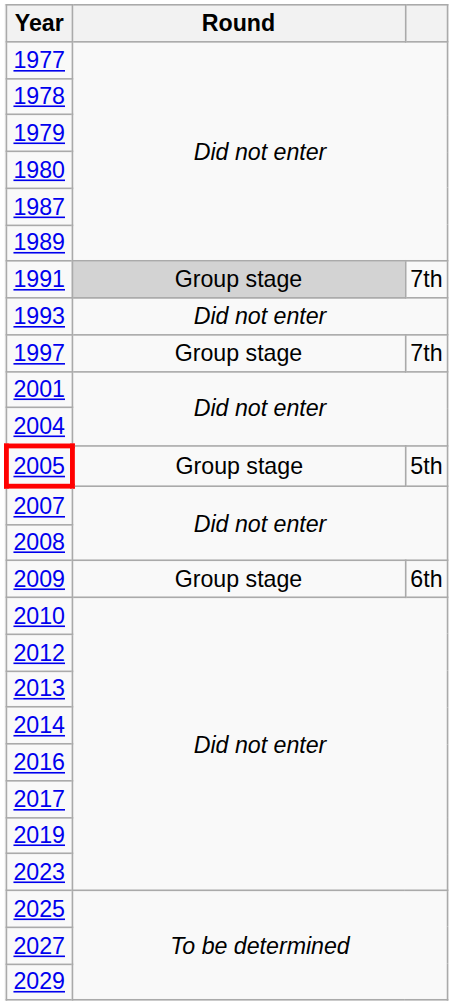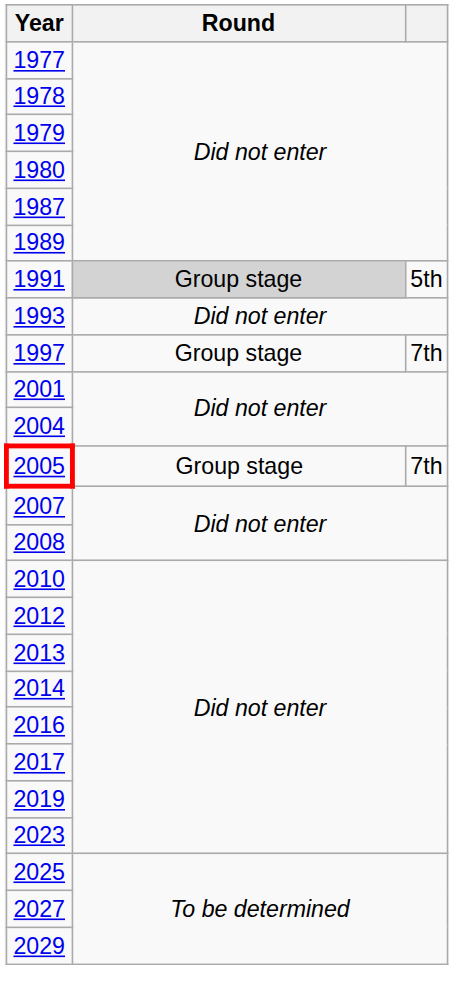(426, 280) 7th -> (426, 280) 5th
(426, 466) 5th -> (426, 466) 7th
- row: (39, 579)
